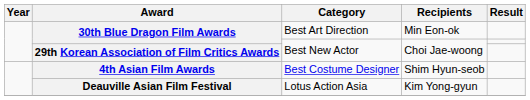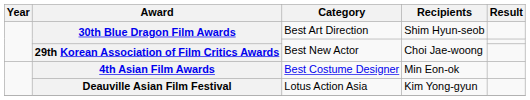(432, 30) Min Eon-ok -> (444, 30) Shim Hyun-seob
(444, 69) Shim Hyun-seob -> (432, 69) Min Eon-ok
